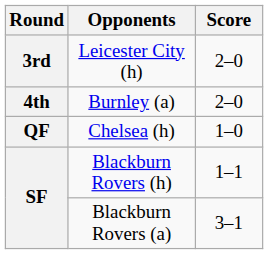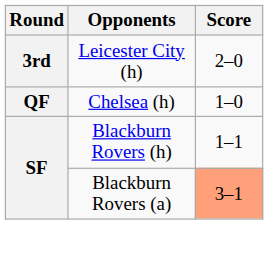- row: (132, 101)
(229, 223) no background -> (229, 193) lightsalmon background
